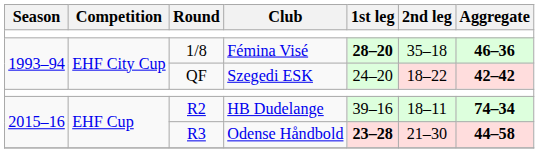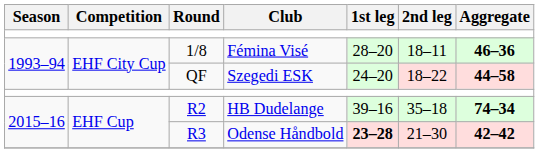(373, 50) bold -> (373, 50) normal
(427, 50) 35–18 -> (427, 50) 18–11
(495, 76) 42–42 -> (495, 76) 44–58
(427, 109) 18–11 -> (427, 109) 35–18
(495, 134) 44–58 -> (495, 134) 42–42
